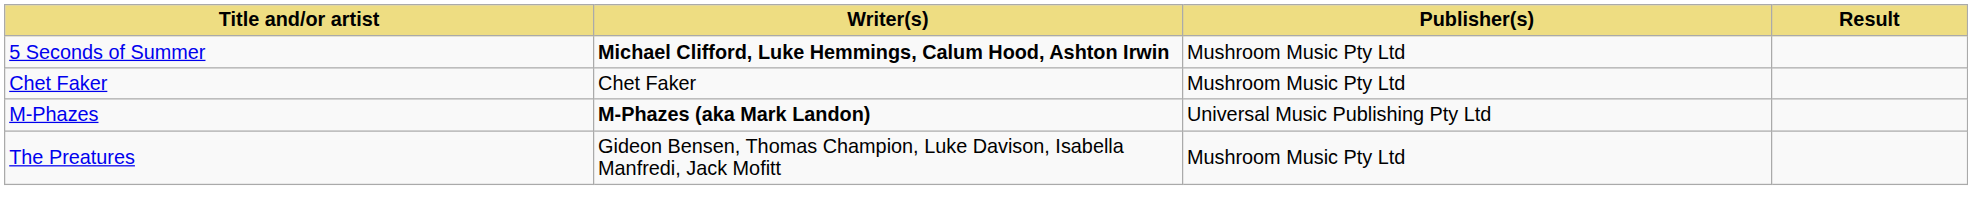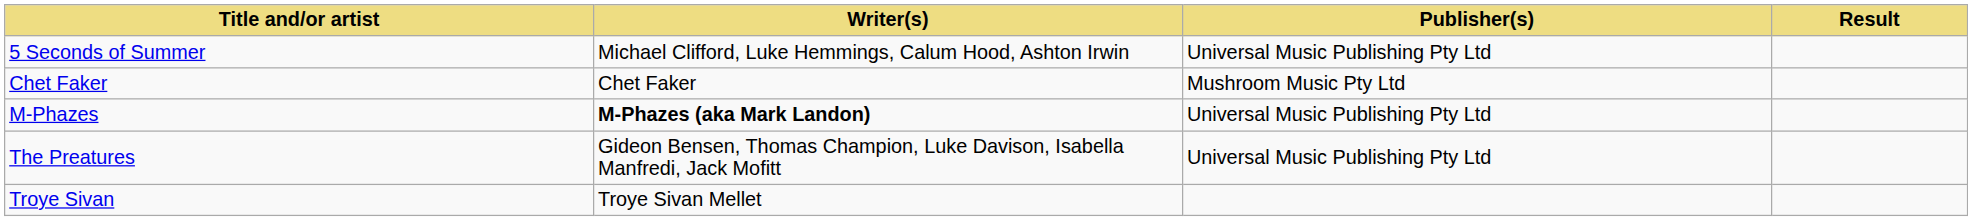(884, 51) bold -> (864, 51) normal
(1296, 51) Mushroom Music Pty Ltd -> (1339, 51) Universal Music Publishing Pty Ltd
(1296, 157) Mushroom Music Pty Ltd -> (1339, 157) Universal Music Publishing Pty Ltd
+ row: (62, 199)
